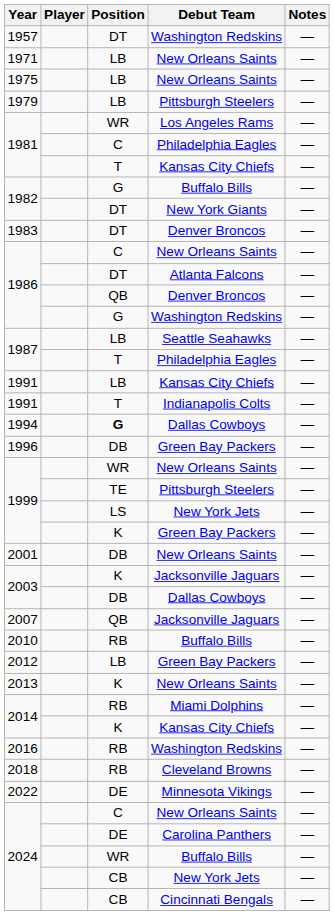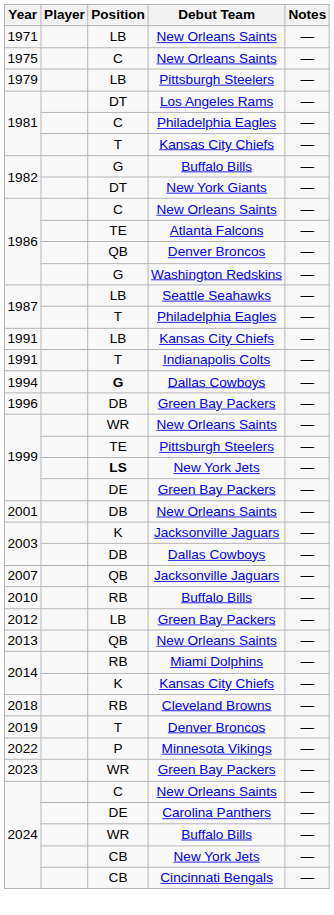- row: (23, 36)
(118, 79) LB -> (118, 58) C
(118, 123) WR -> (118, 101) DT
- row: (23, 230)
(118, 274) DT -> (118, 230) TE
(118, 511) normal -> (118, 468) bold
(118, 532) K -> (118, 489) DE
(118, 683) K -> (118, 640) QB
- row: (23, 748)
+ row: (23, 727)
(118, 791) DE -> (118, 748) P
+ row: (23, 770)
